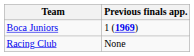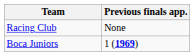rows swapped: (32, 28) <-> (32, 43)
